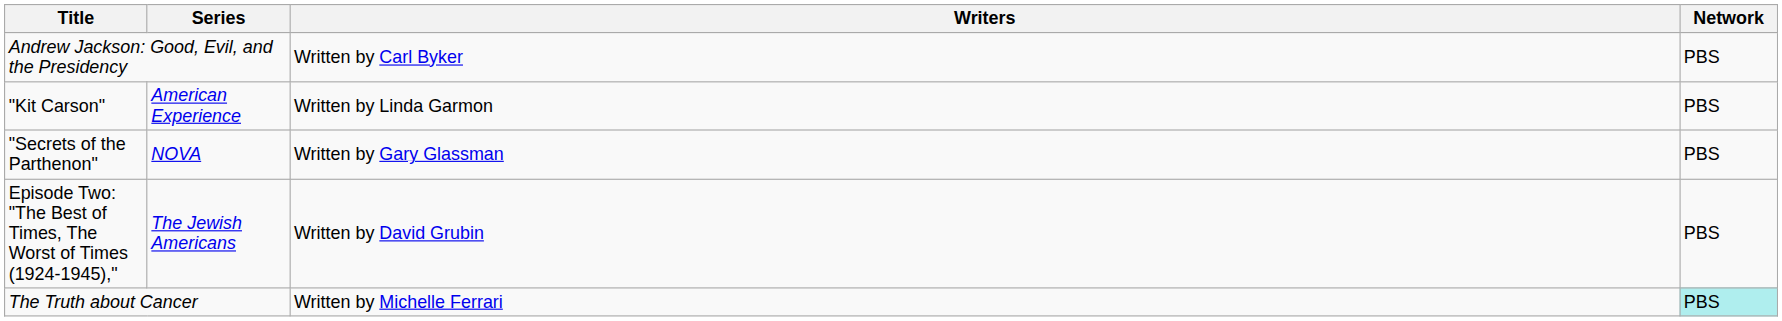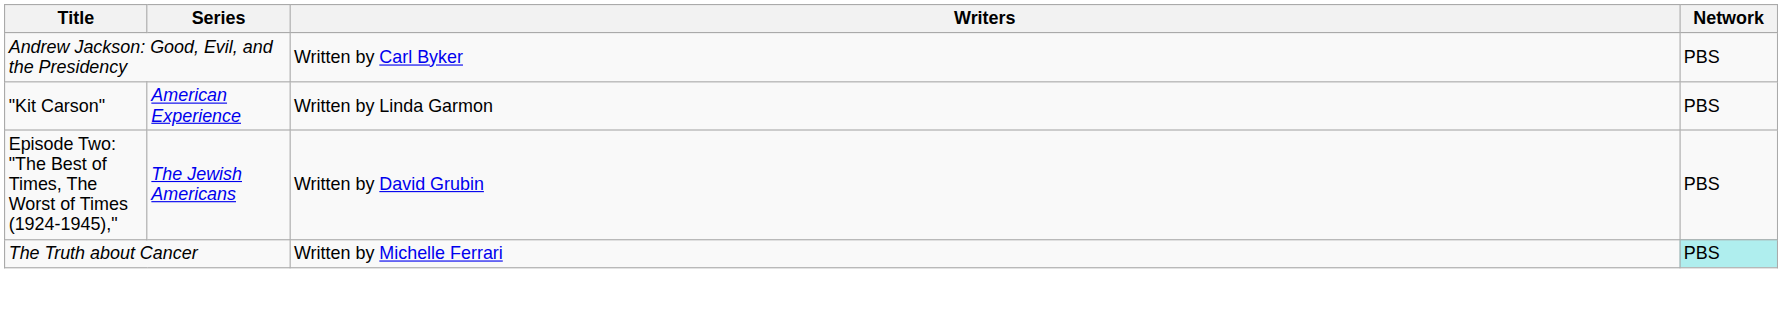- row: (67, 154)
